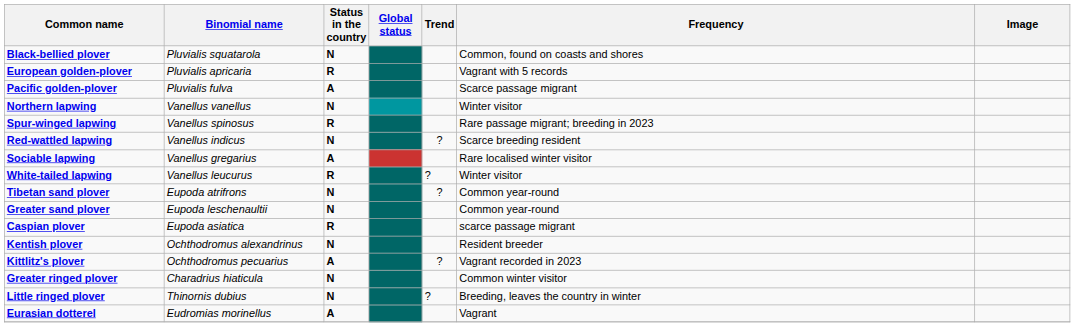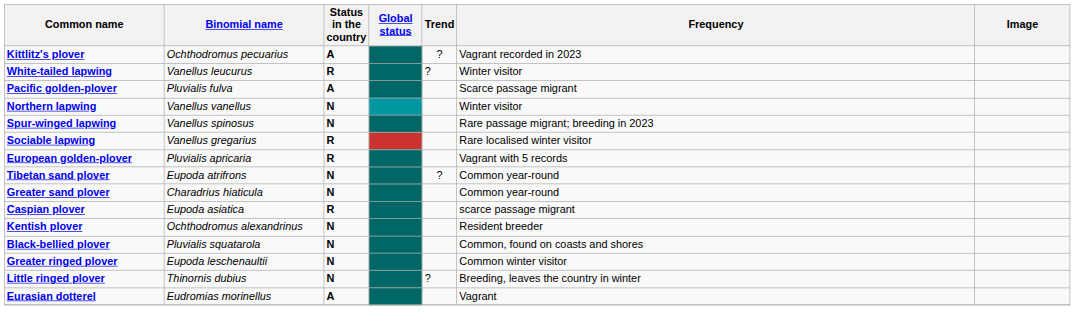rows swapped: (58, 54) <-> (46, 261)
rows swapped: (69, 72) <-> (59, 175)
(330, 123) R -> (330, 123) N
- row: (59, 141)
(330, 158) A -> (330, 141) R
(217, 210) Eupoda leschenaultii -> (215, 192) Charadrius hiaticula
(215, 279) Charadrius hiaticula -> (217, 261) Eupoda leschenaultii
